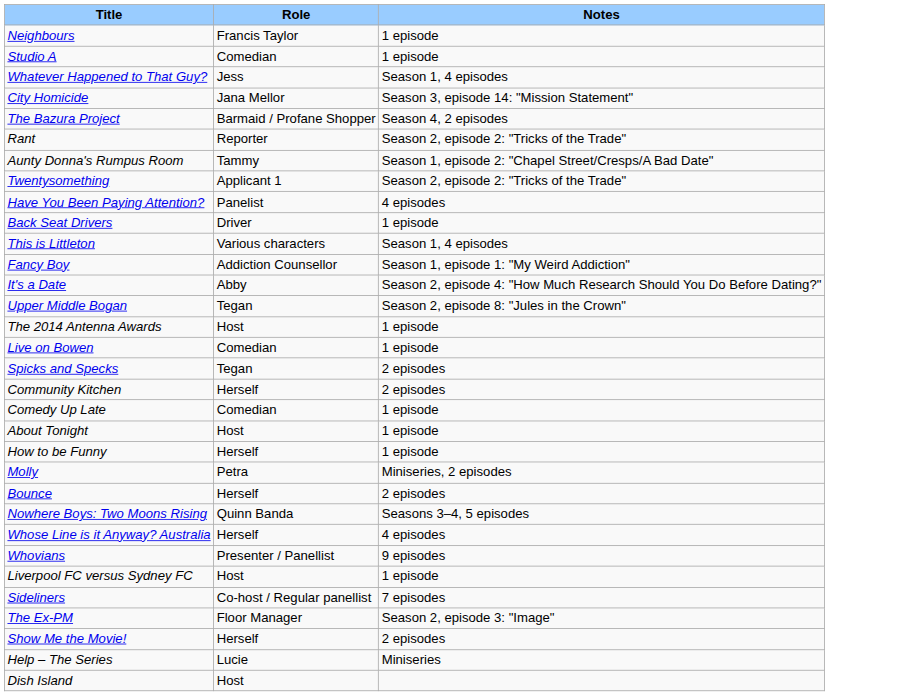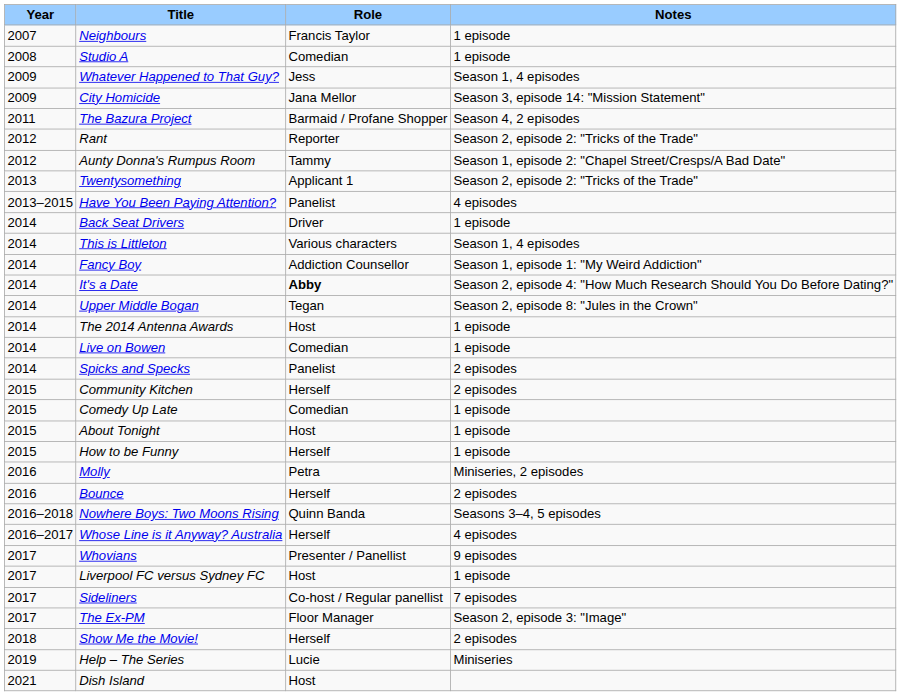+ column: (40, 14)
(232, 285) normal -> (305, 285) bold
(235, 368) Tegan -> (312, 368) Panelist
